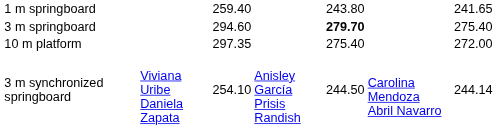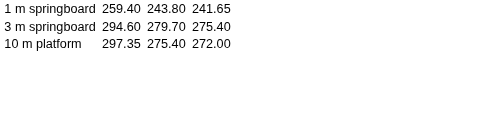(345, 26) bold -> (166, 26) normal
- row: (54, 90)
